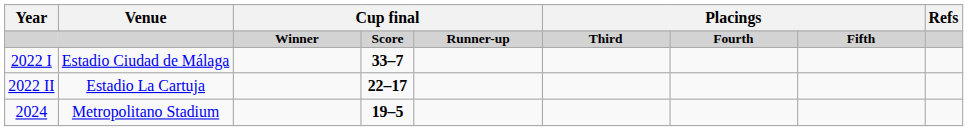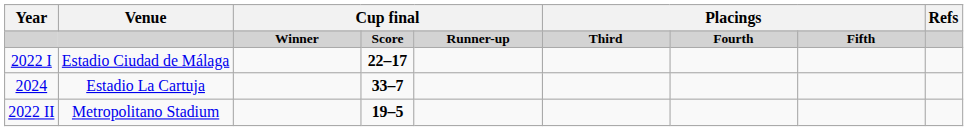(387, 60) 33–7 -> (387, 60) 22–17
(31, 86) 2022 II -> (31, 86) 2024
(387, 86) 22–17 -> (387, 86) 33–7
(31, 112) 2024 -> (31, 112) 2022 II
